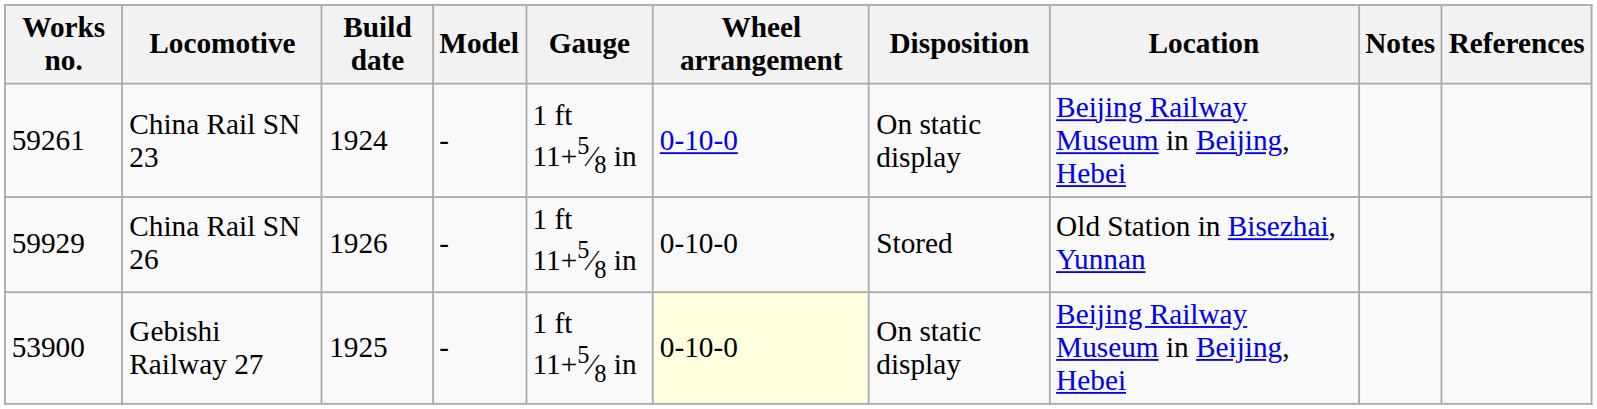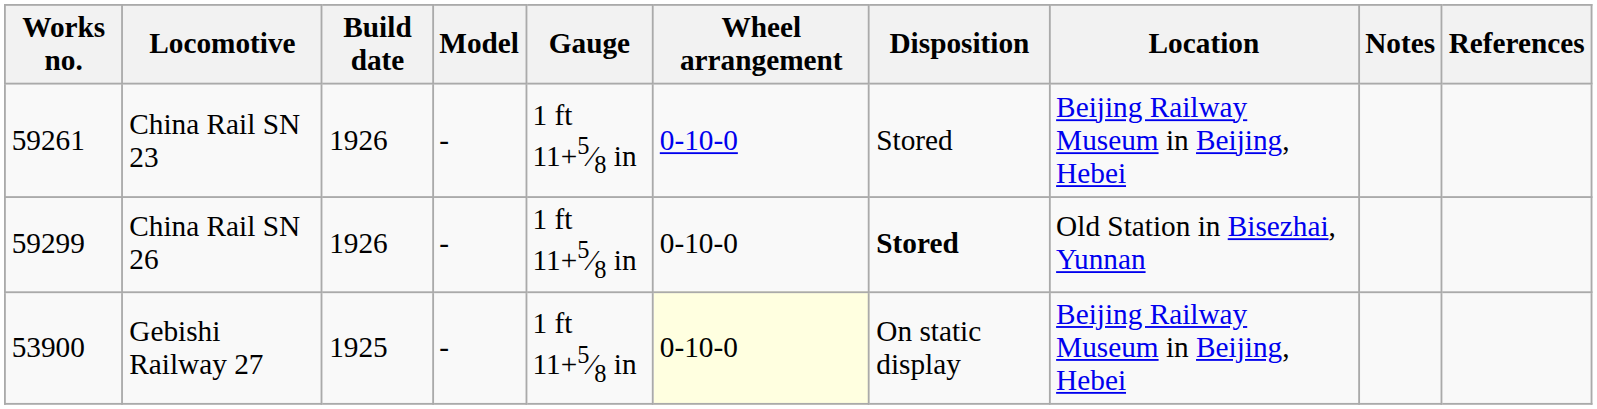(358, 140) 1924 -> (358, 140) 1926
(929, 140) On static display -> (915, 140) Stored
(48, 243) 59929 -> (48, 243) 59299
(915, 243) normal -> (917, 243) bold
